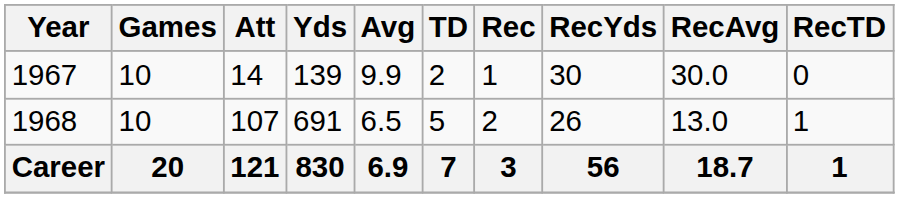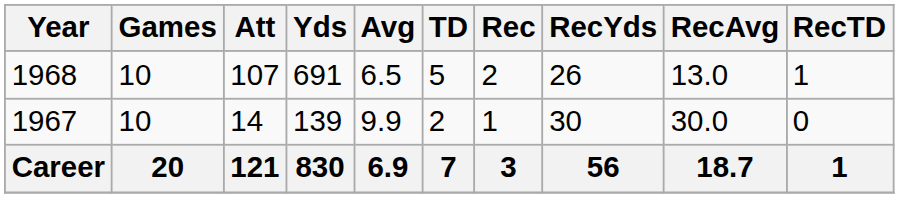rows swapped: (44, 74) <-> (44, 121)
